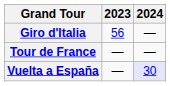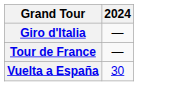- column: (118, 14)
(150, 71) lavender background -> (118, 71) no background
